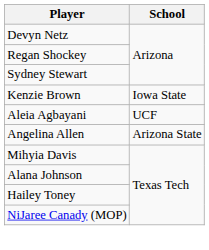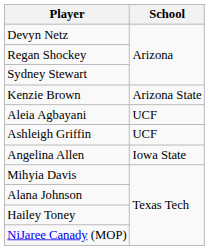(159, 94) Iowa State -> (167, 94) Arizona State
+ row: (49, 134)
(167, 134) Arizona State -> (159, 154) Iowa State
